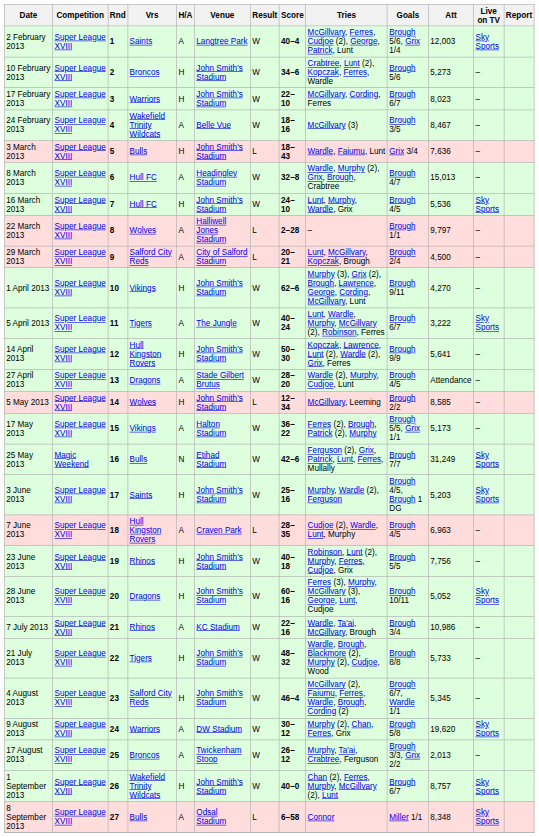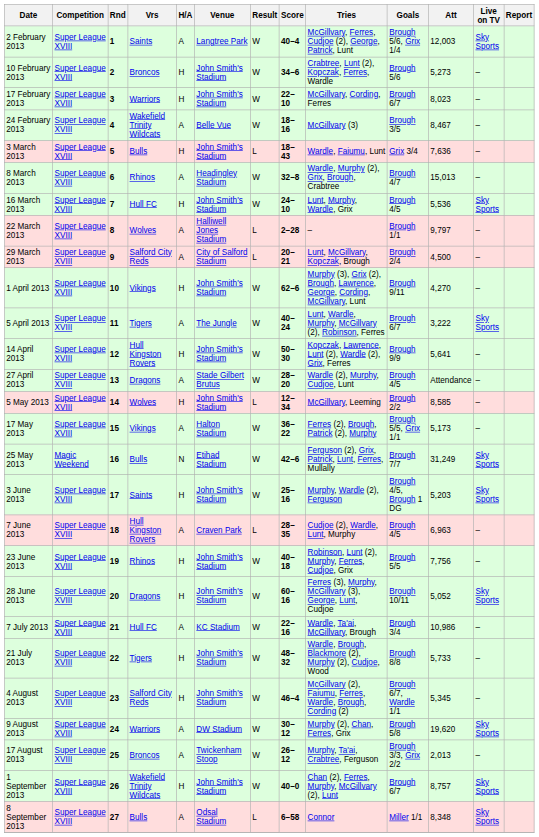(143, 178) Hull FC -> (142, 178) Rhinos
(142, 627) Rhinos -> (143, 627) Hull FC
